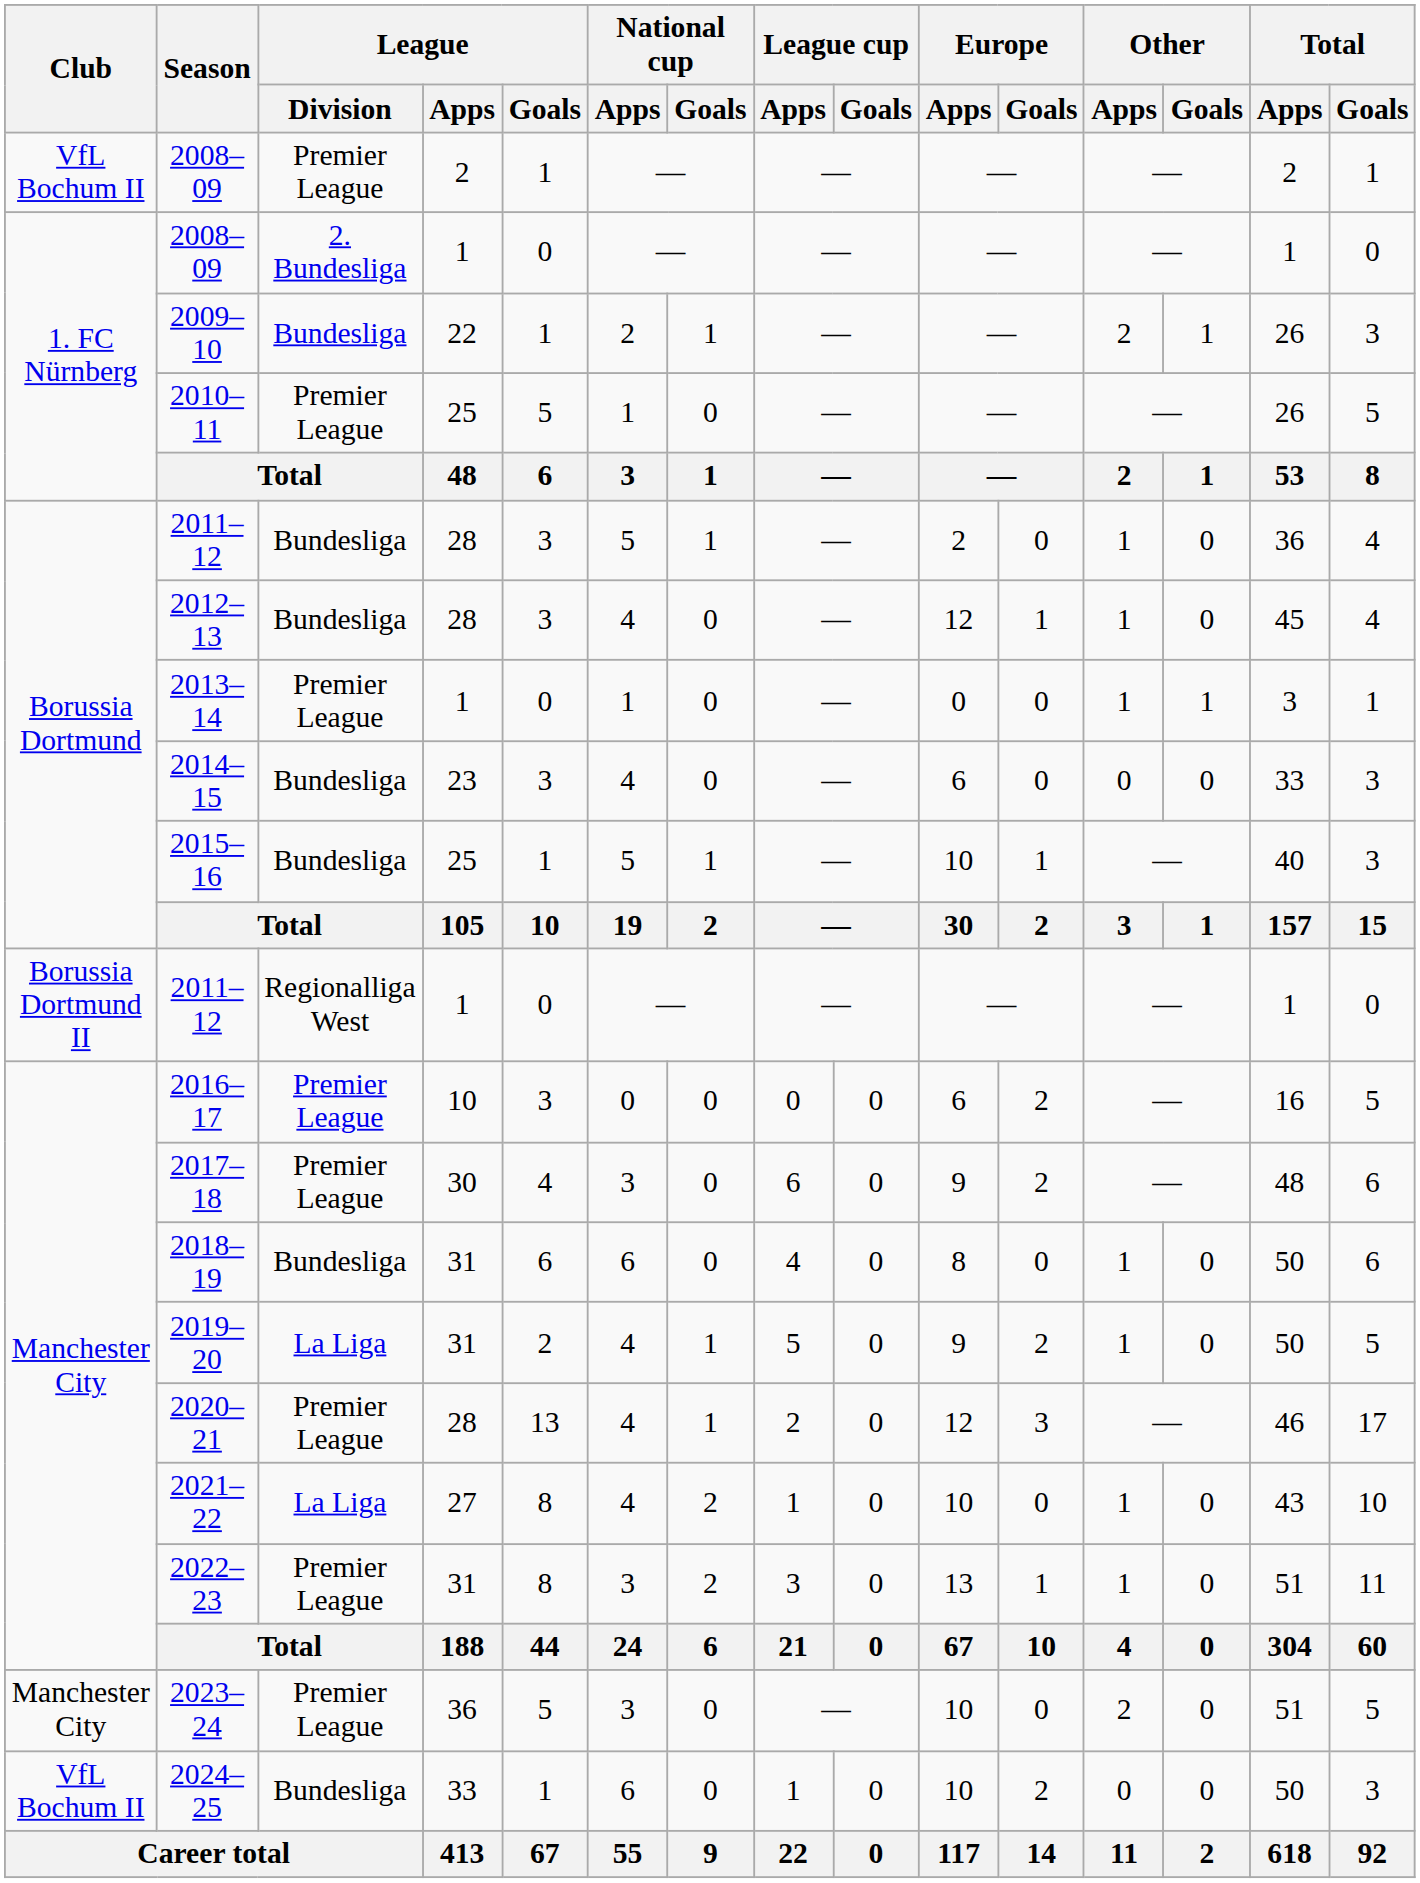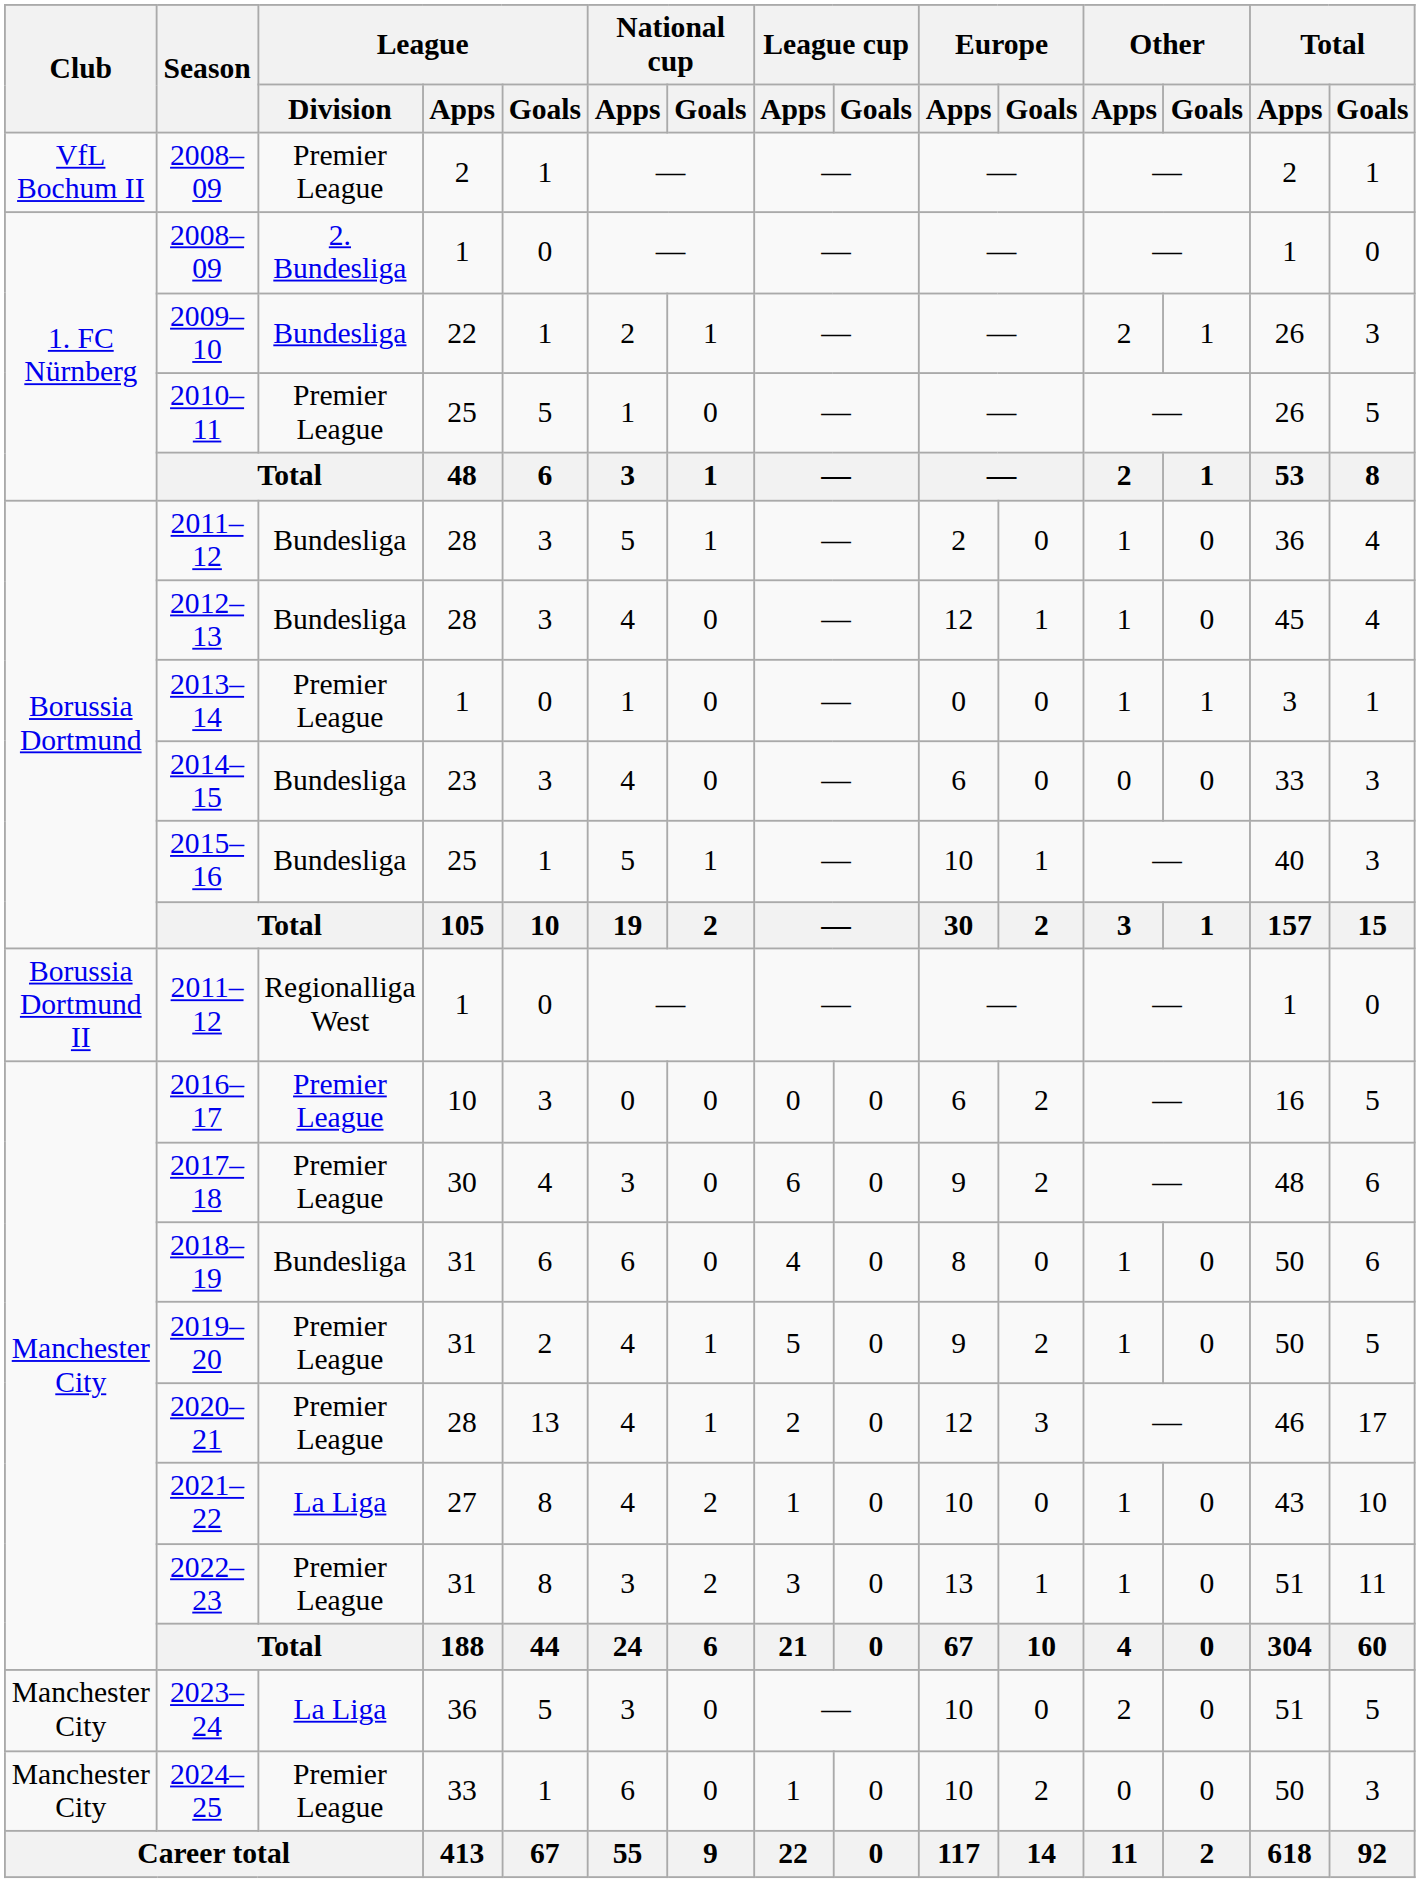(340, 1342) La Liga -> (340, 1342) Premier League
(340, 1710) Premier League -> (340, 1710) La Liga
(81, 1790) VfL Bochum II -> (81, 1790) Manchester City
(340, 1790) Bundesliga -> (340, 1790) Premier League
